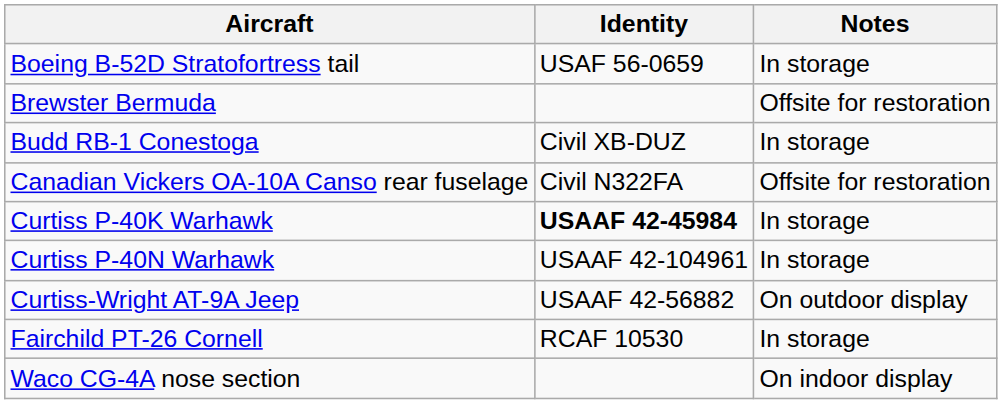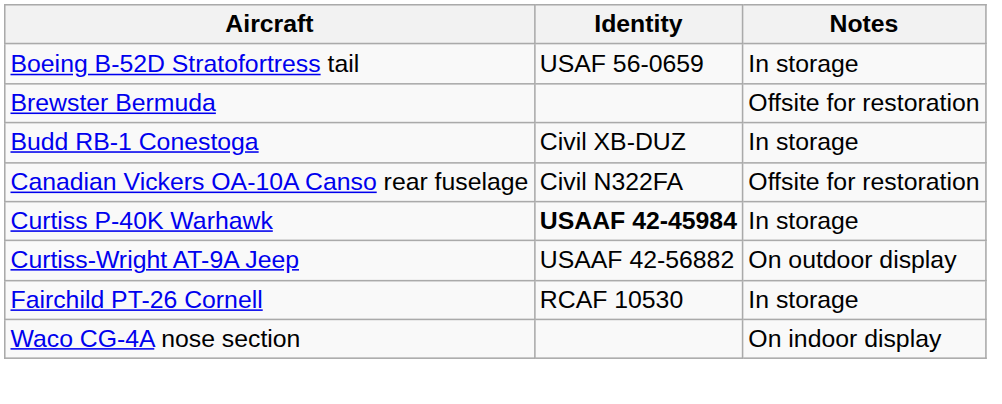- row: (142, 260)
